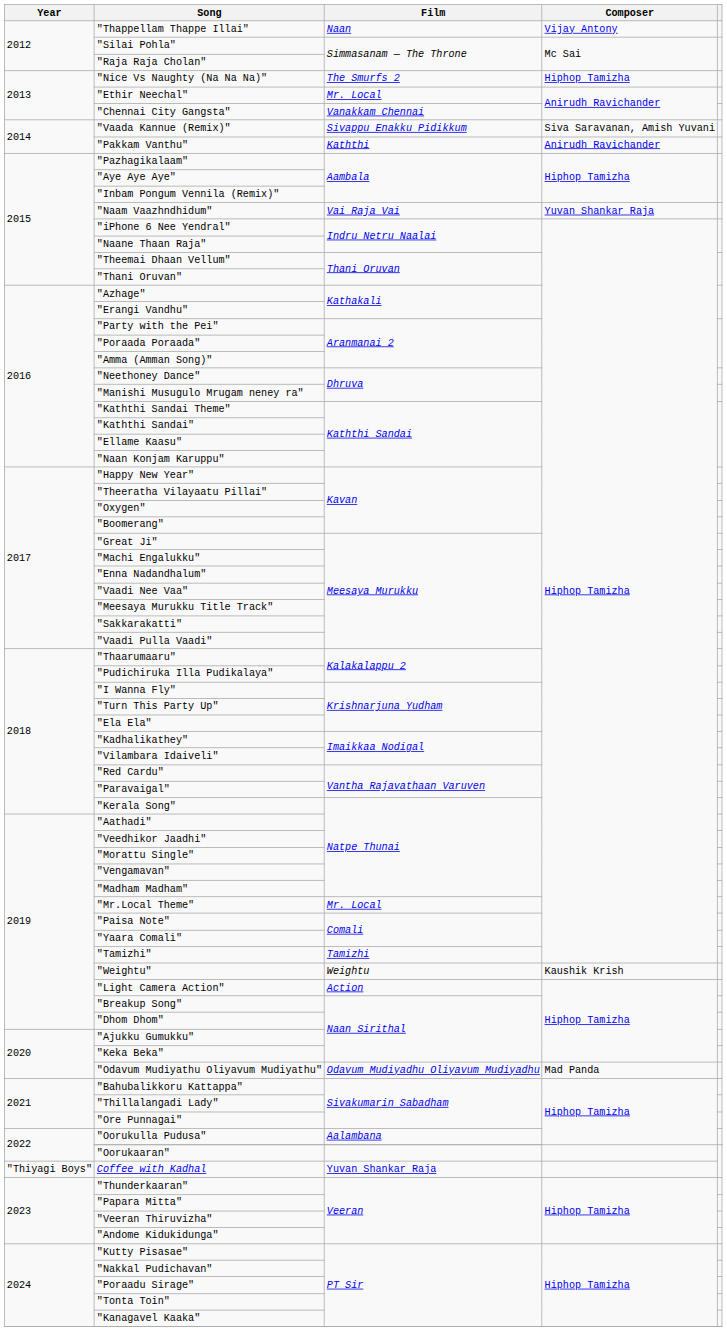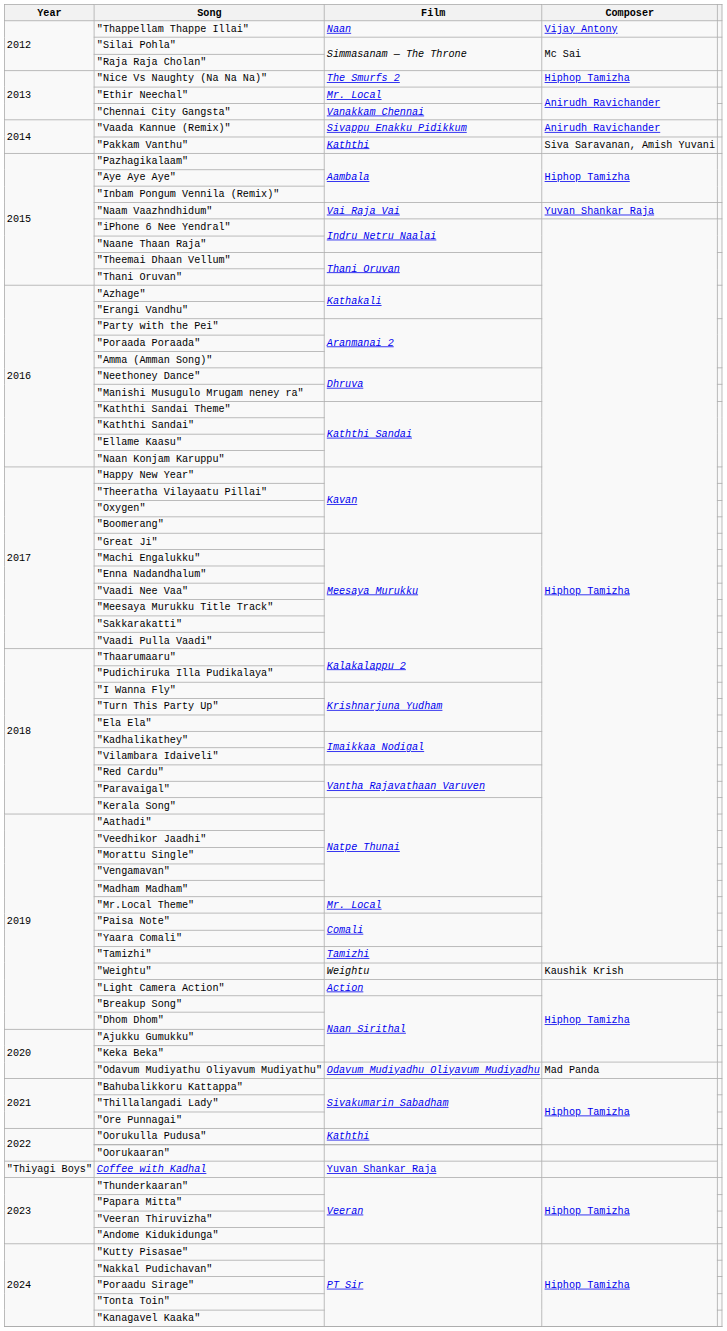(630, 128) Siva Saravanan, Amish Yuvani -> (602, 128) Anirudh Ravichander
(602, 145) Anirudh Ravichander -> (630, 145) Siva Saravanan, Amish Yuvani
(354, 1136) Aalambana -> (348, 1136) Kaththi
